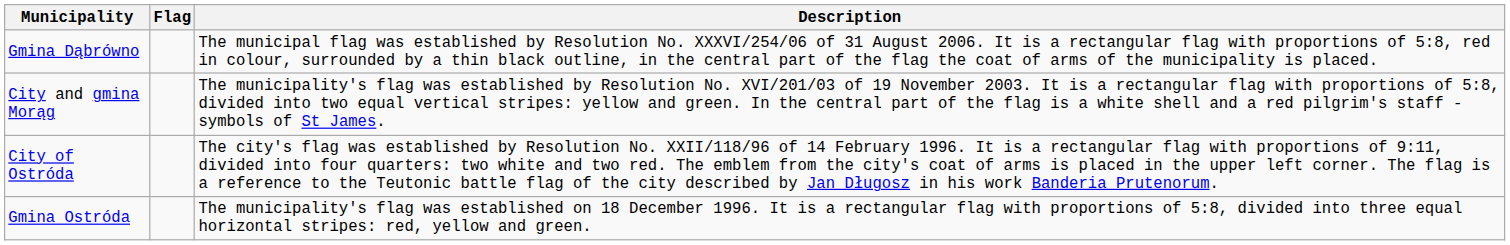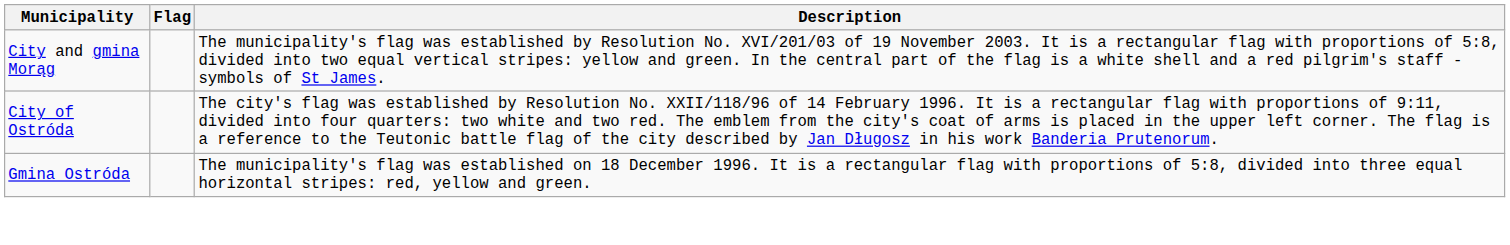- row: (74, 52)
